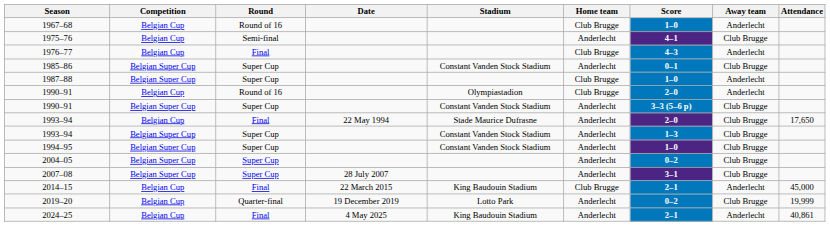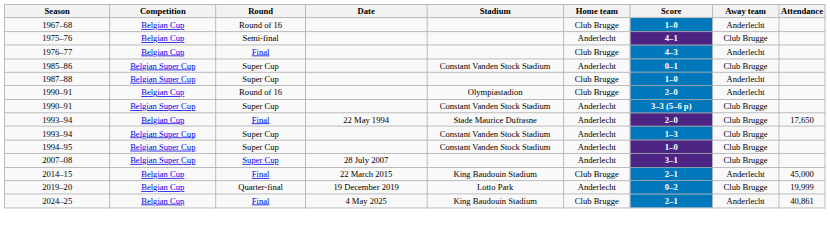- row: (57, 160)
(597, 214) Anderlecht -> (597, 201) Club Brugge
